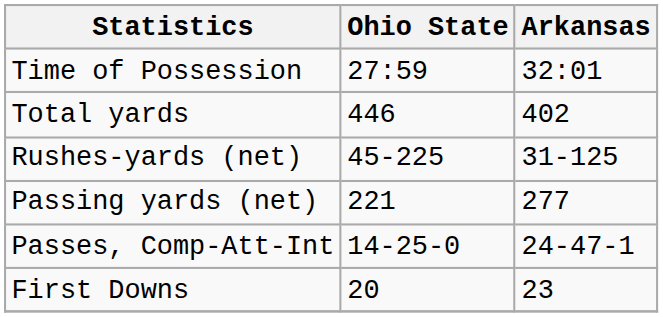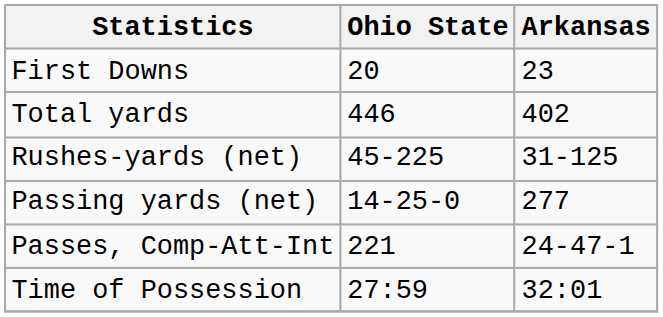rows swapped: (100, 290) <-> (157, 71)
(371, 202) 221 -> (404, 202) 14-25-0
(404, 246) 14-25-0 -> (371, 246) 221
